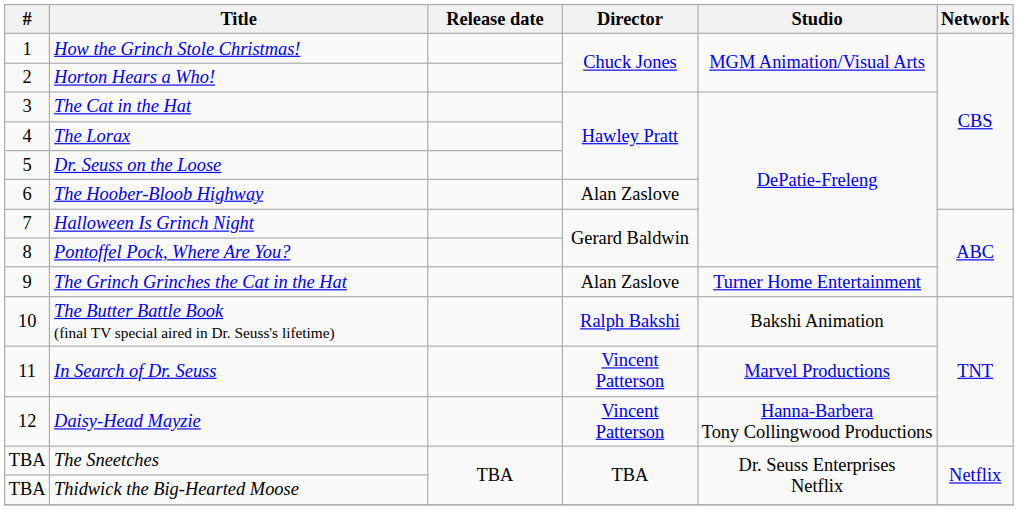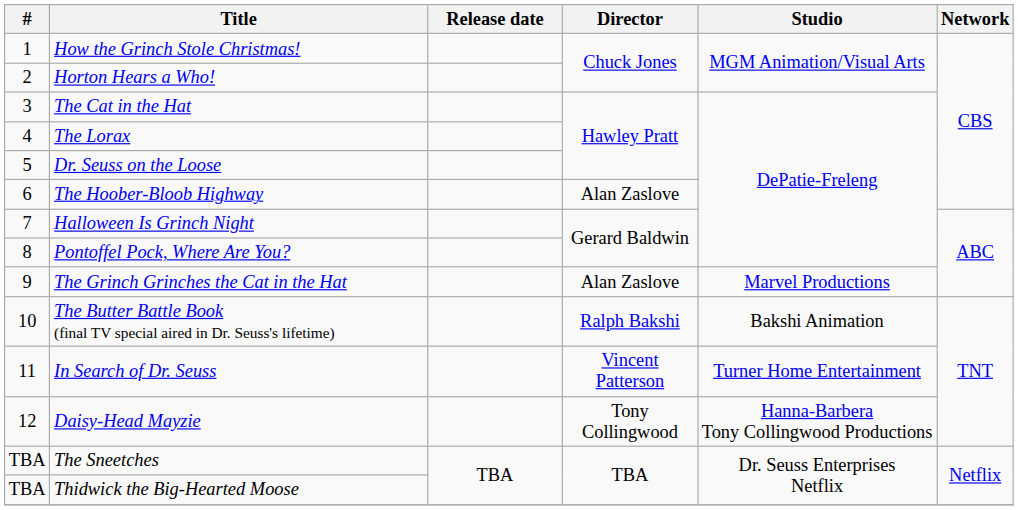(817, 281) Turner Home Entertainment -> (817, 281) Marvel Productions
(817, 371) Marvel Productions -> (817, 371) Turner Home Entertainment
(630, 421) Vincent Patterson -> (630, 421) Tony Collingwood
